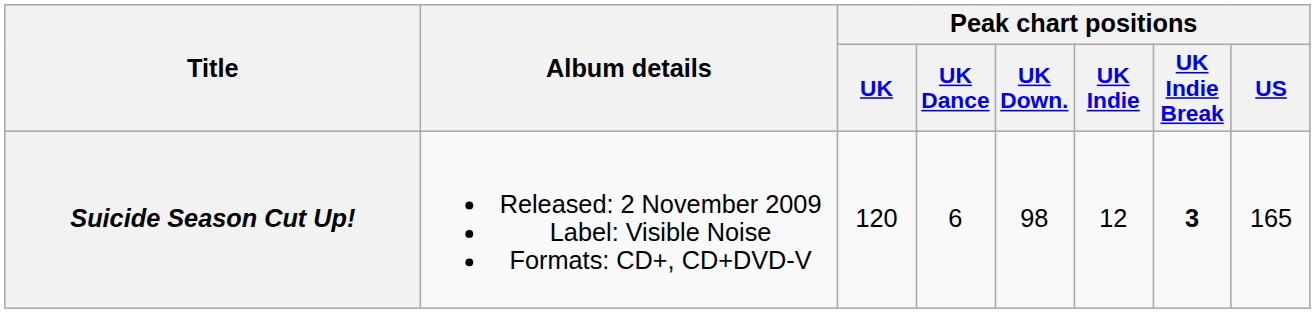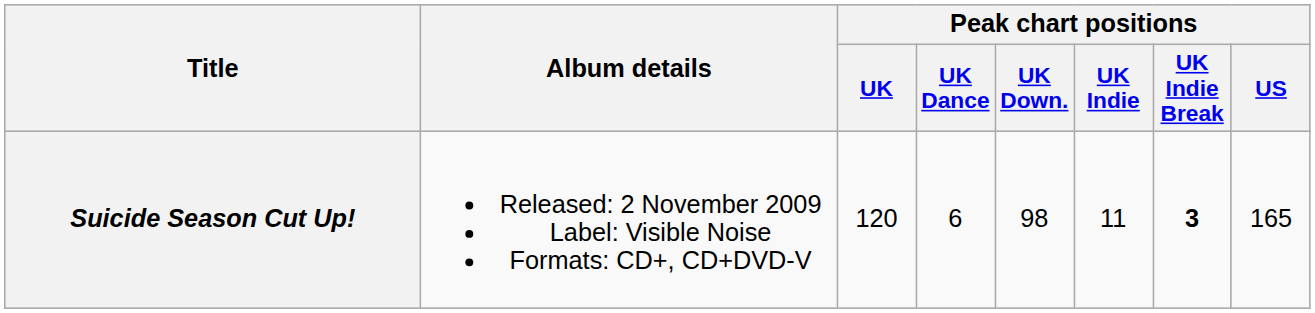(1113, 219) 12 -> (1113, 219) 11
